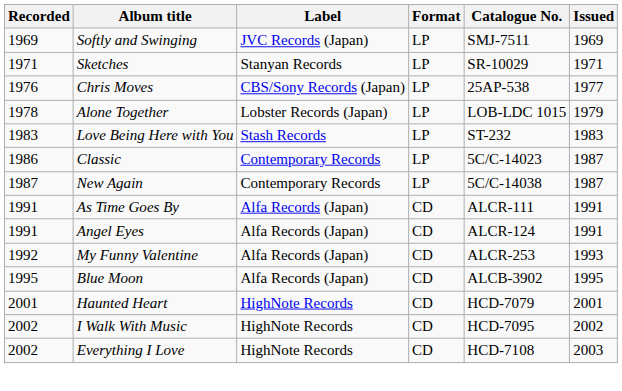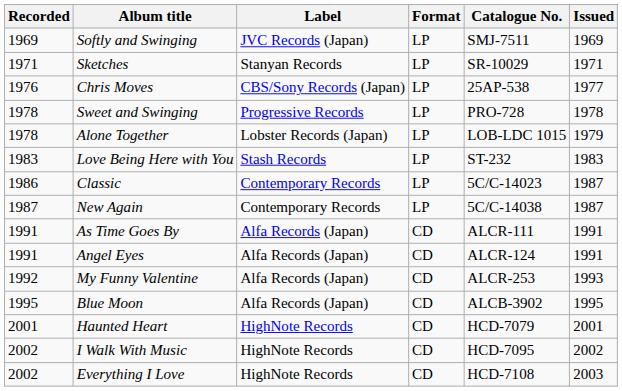+ row: (137, 111)
